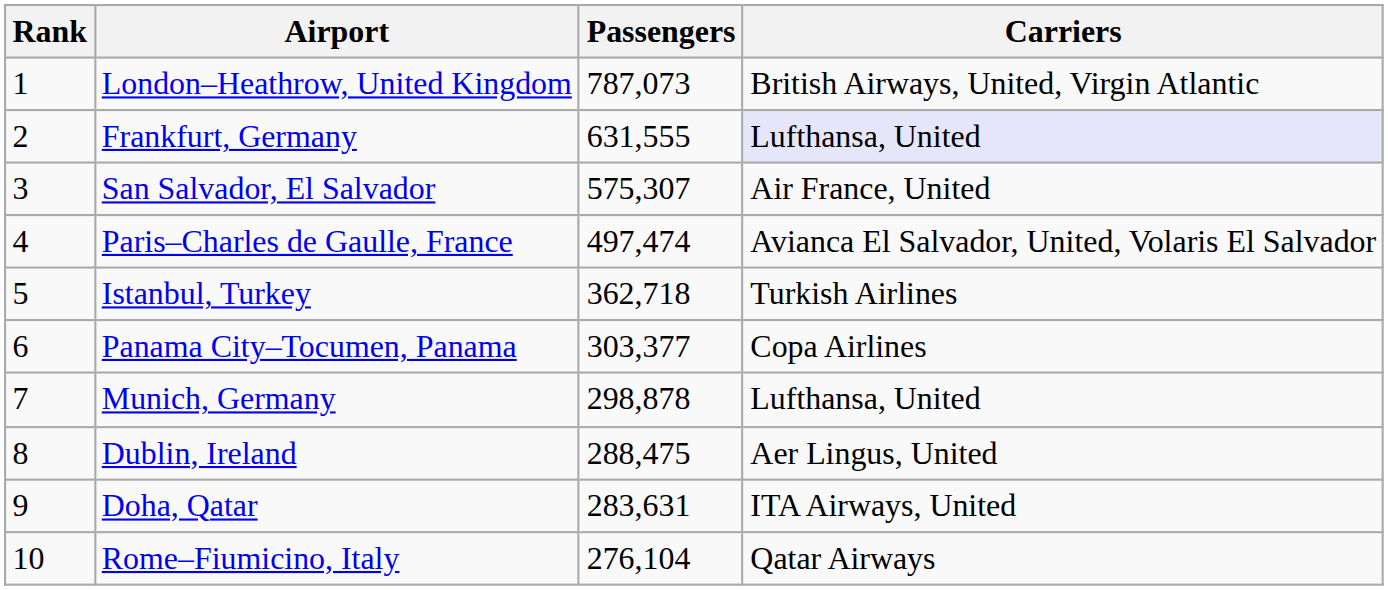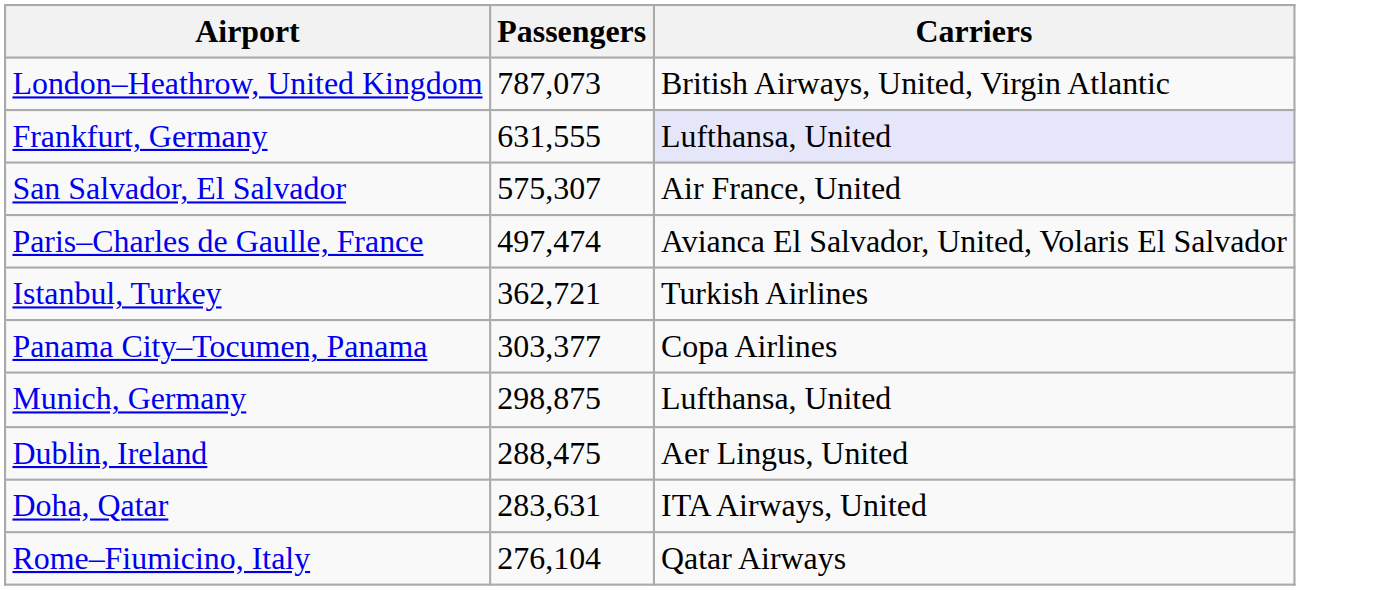- column: (50, 31)
(639, 294) 362,718 -> (549, 294) 362,721
(639, 399) 298,878 -> (549, 399) 298,875
